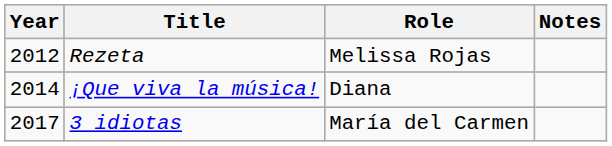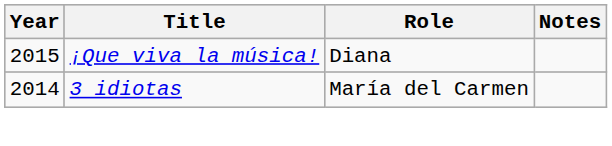- row: (107, 56)
(35, 90) 2014 -> (35, 56) 2015
(35, 123) 2017 -> (35, 90) 2014
